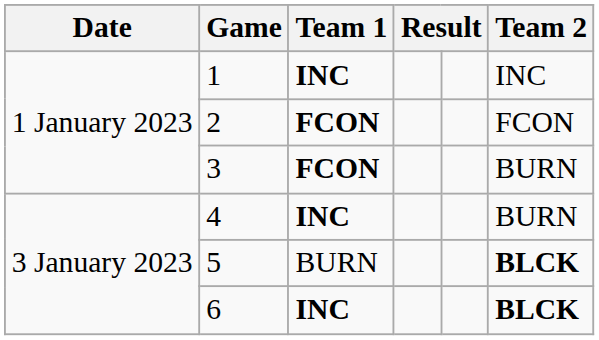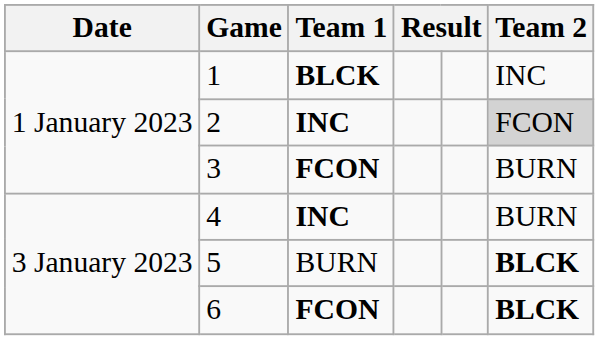(323, 74) INC -> (337, 74) BLCK
(337, 121) FCON -> (323, 121) INC
(535, 121) no background -> (535, 121) lightgrey background
(323, 309) INC -> (337, 309) FCON
